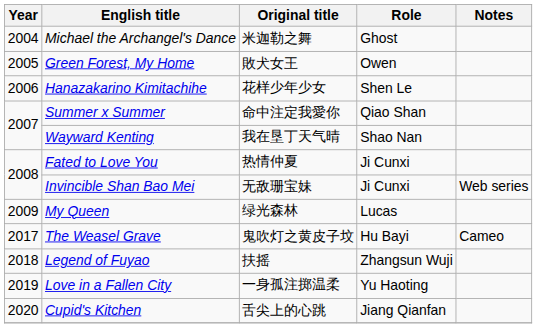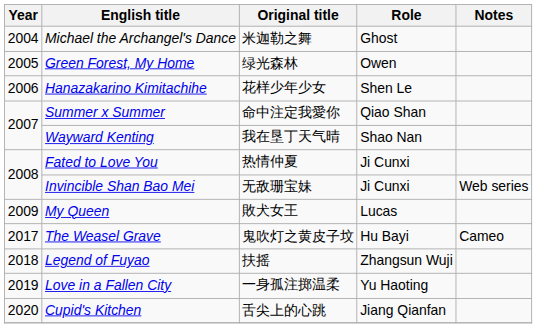(270, 63) 敗犬女王 -> (270, 63) 绿光森林
(270, 211) 绿光森林 -> (270, 211) 敗犬女王
